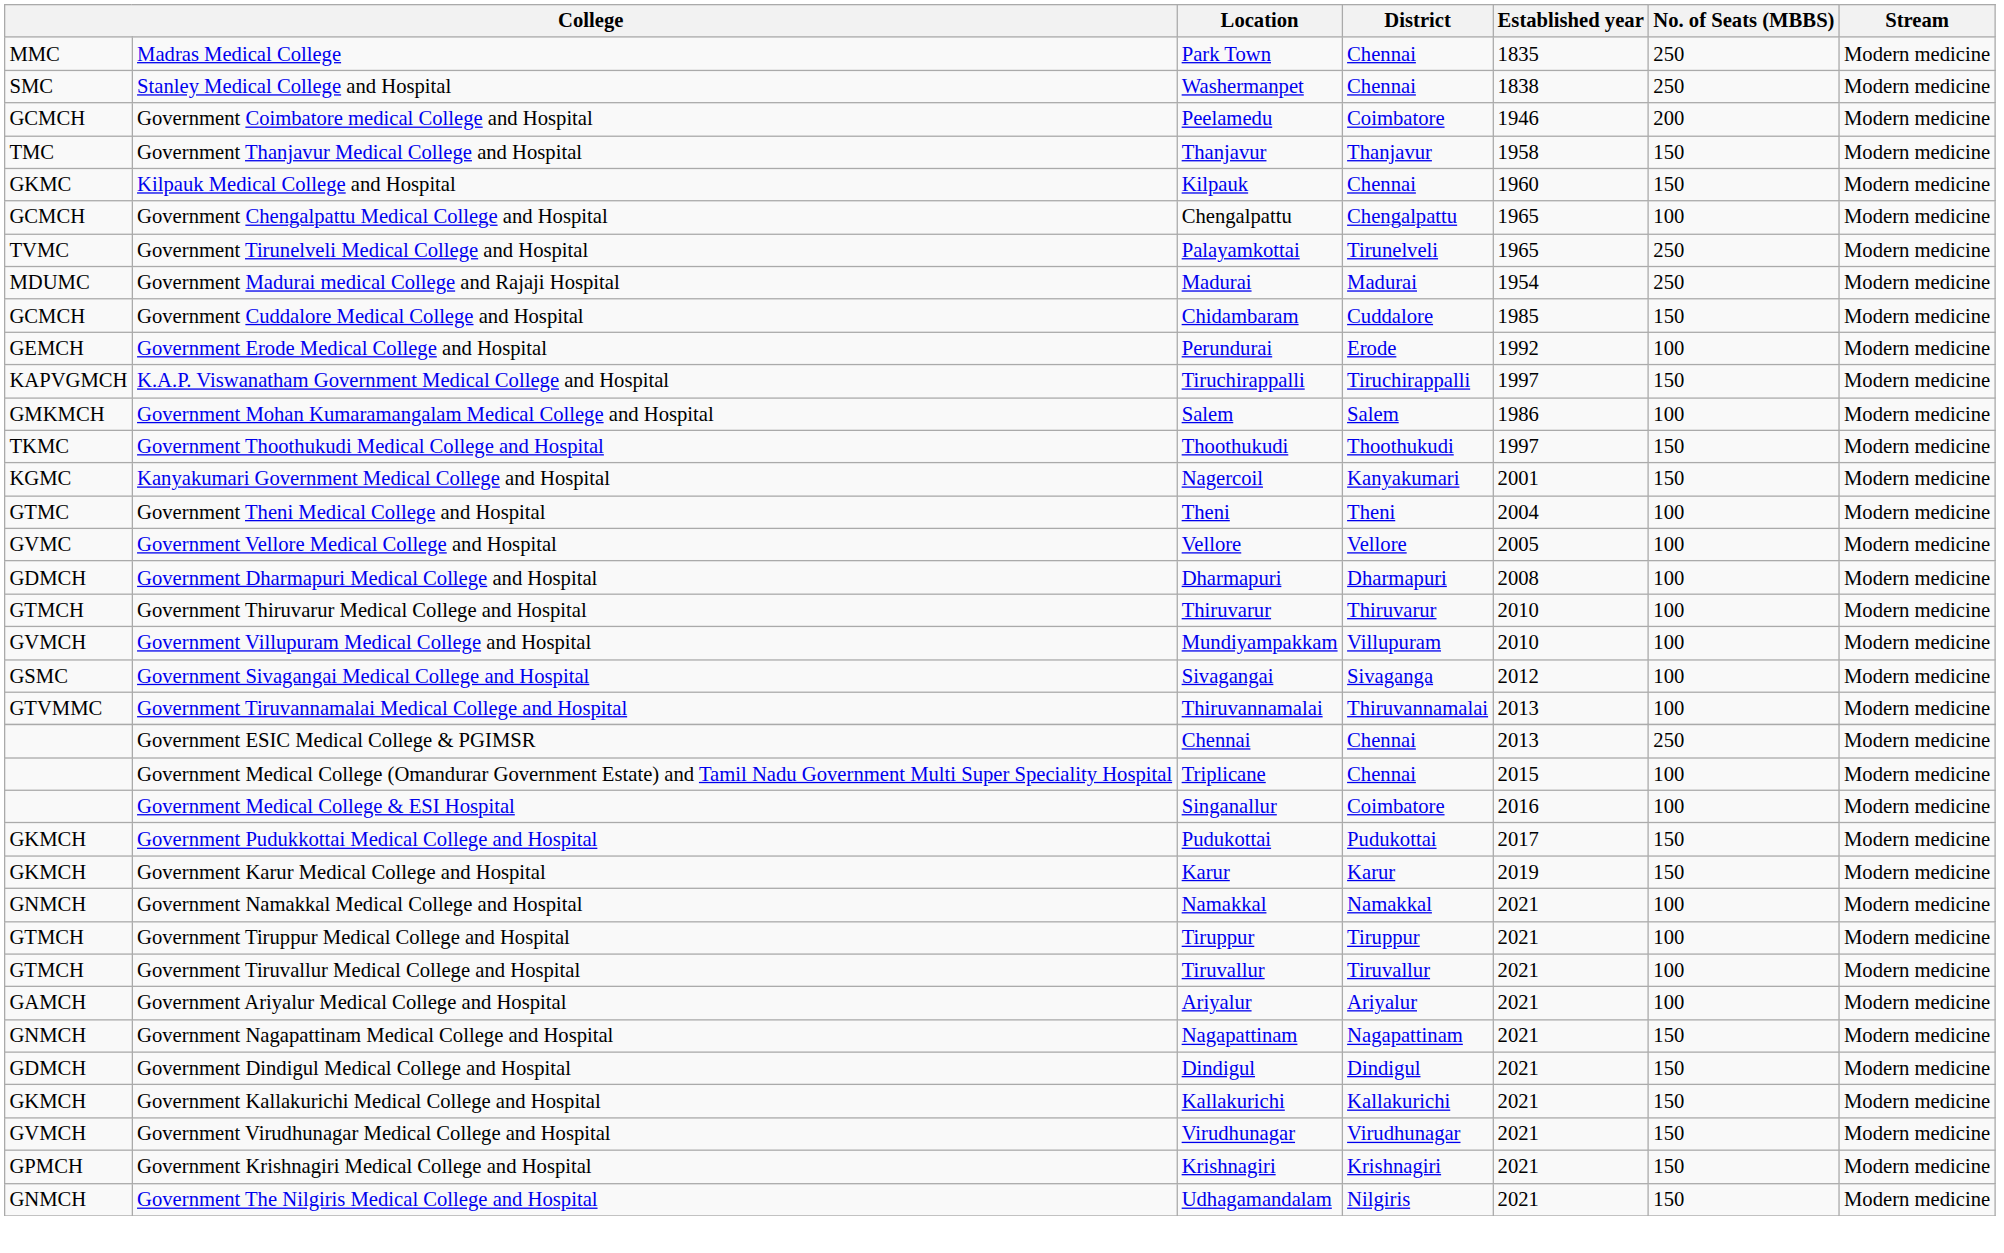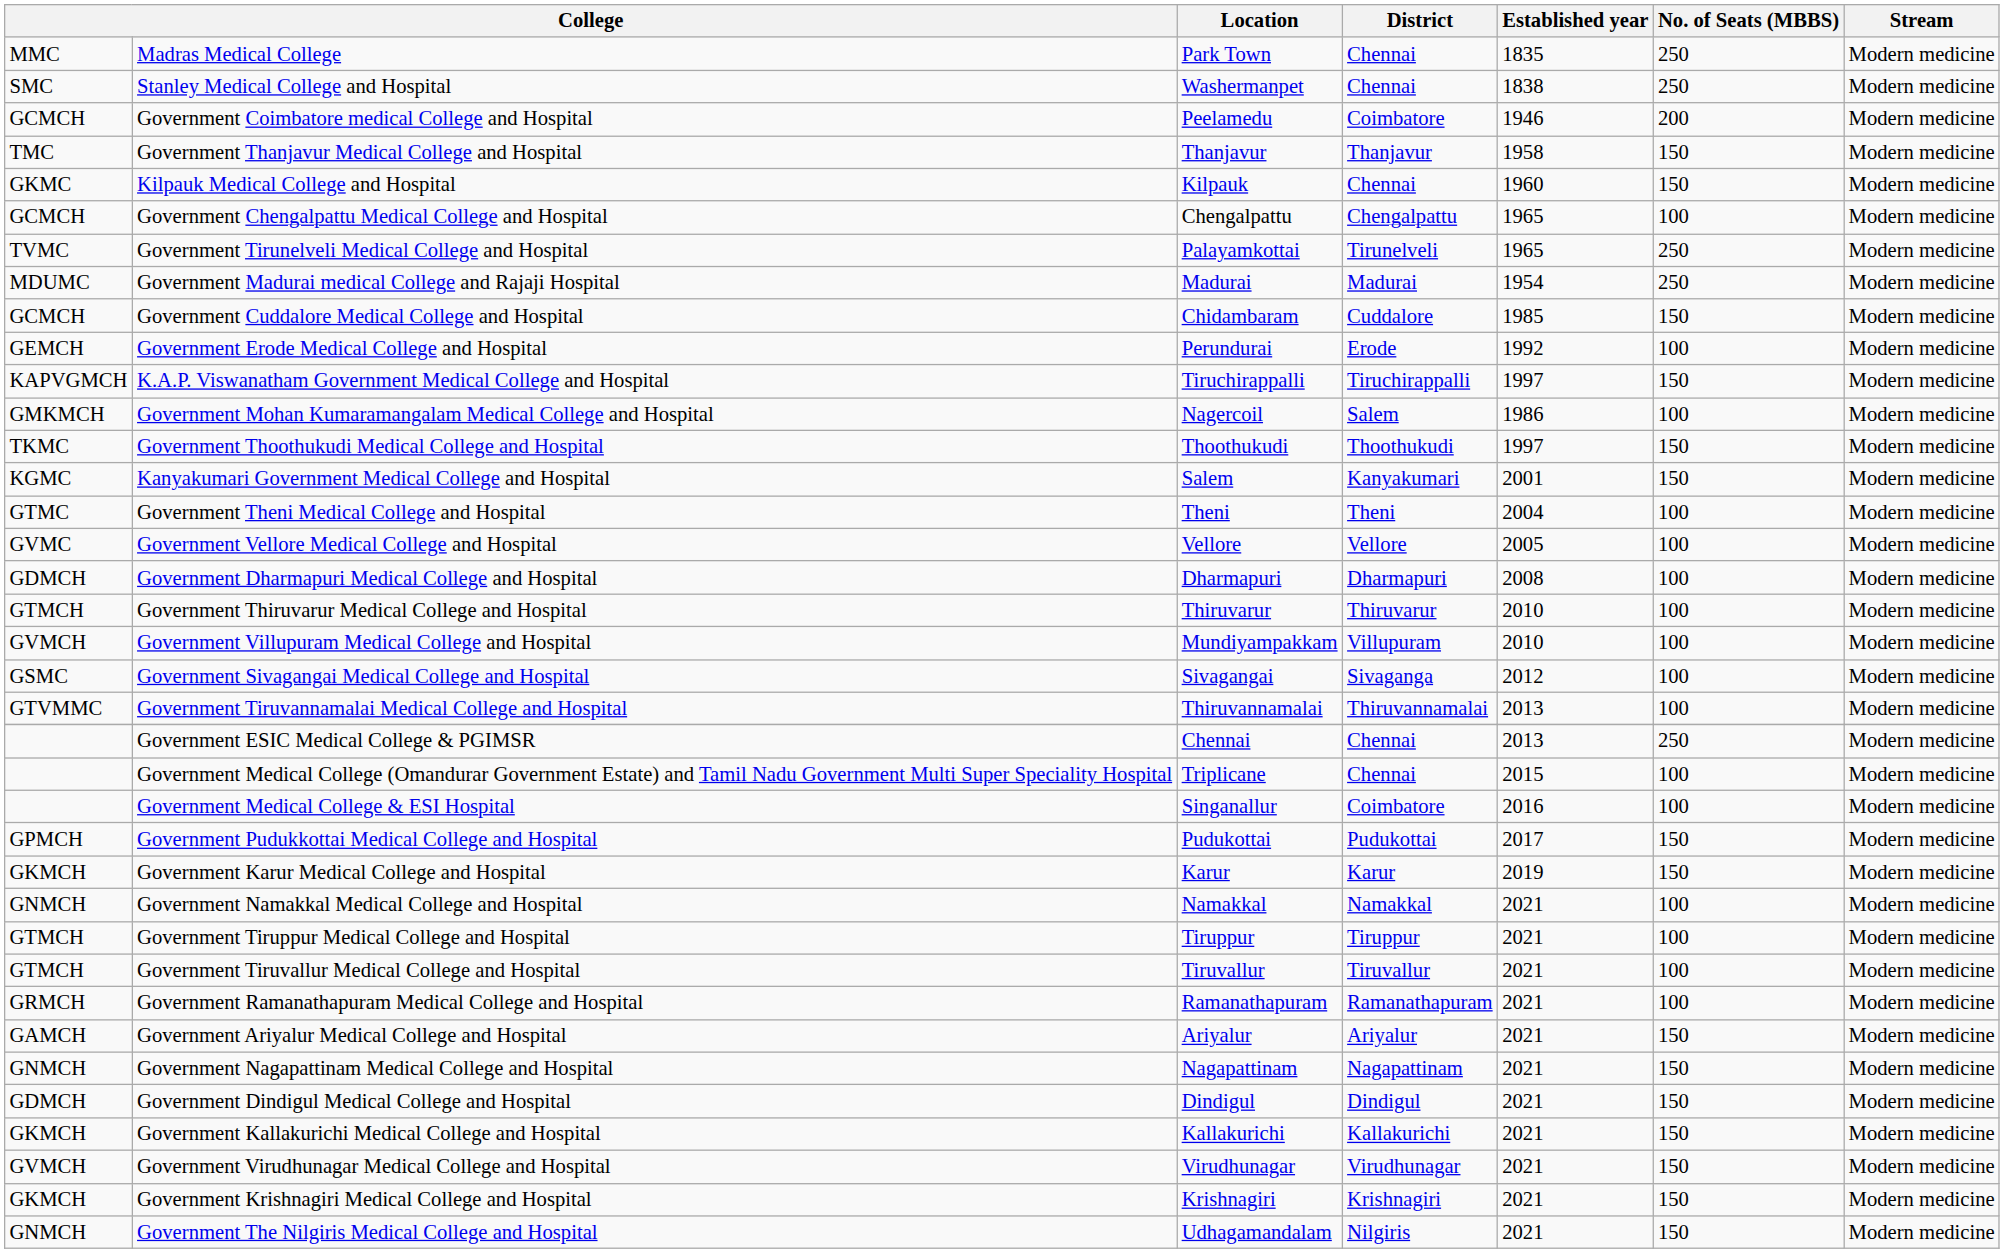(1207, 413) Salem -> (1222, 413) Nagercoil
(1222, 479) Nagercoil -> (1207, 479) Salem
(48, 839) GKMCH -> (46, 839) GPMCH
+ row: (390, 1002)
(1669, 1002) 100 -> (1673, 1035) 150
(46, 1166) GPMCH -> (48, 1199) GKMCH
